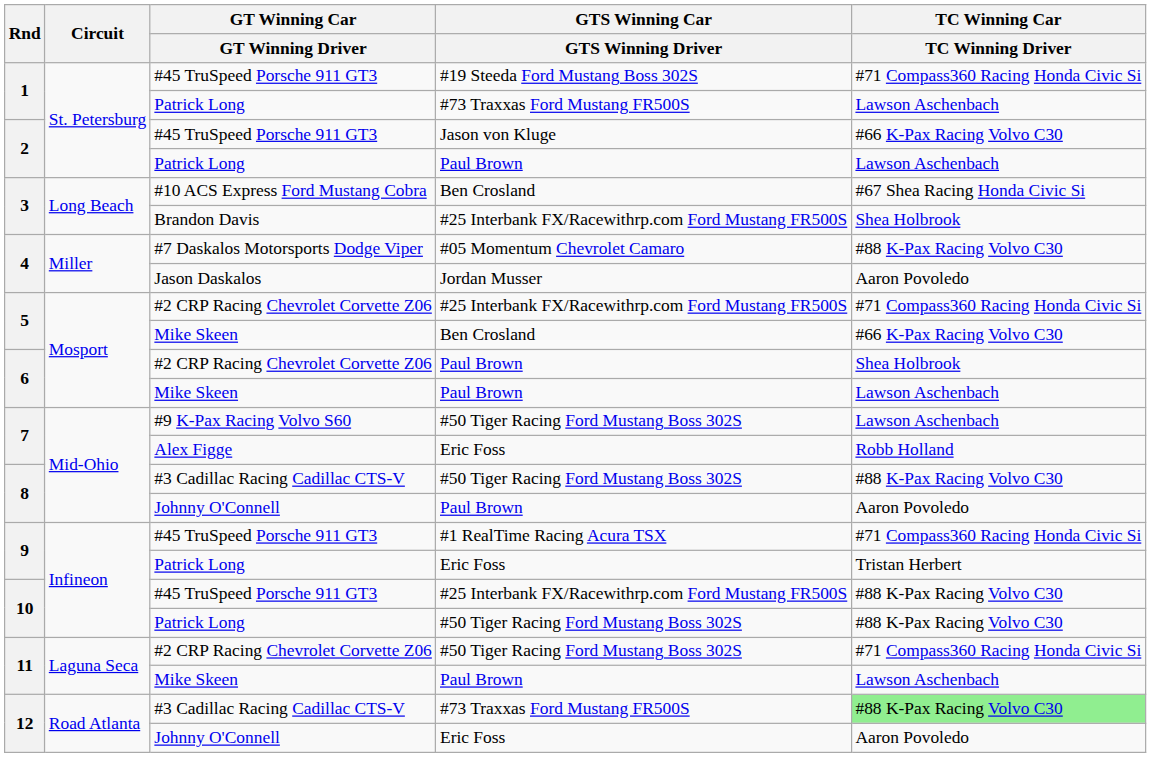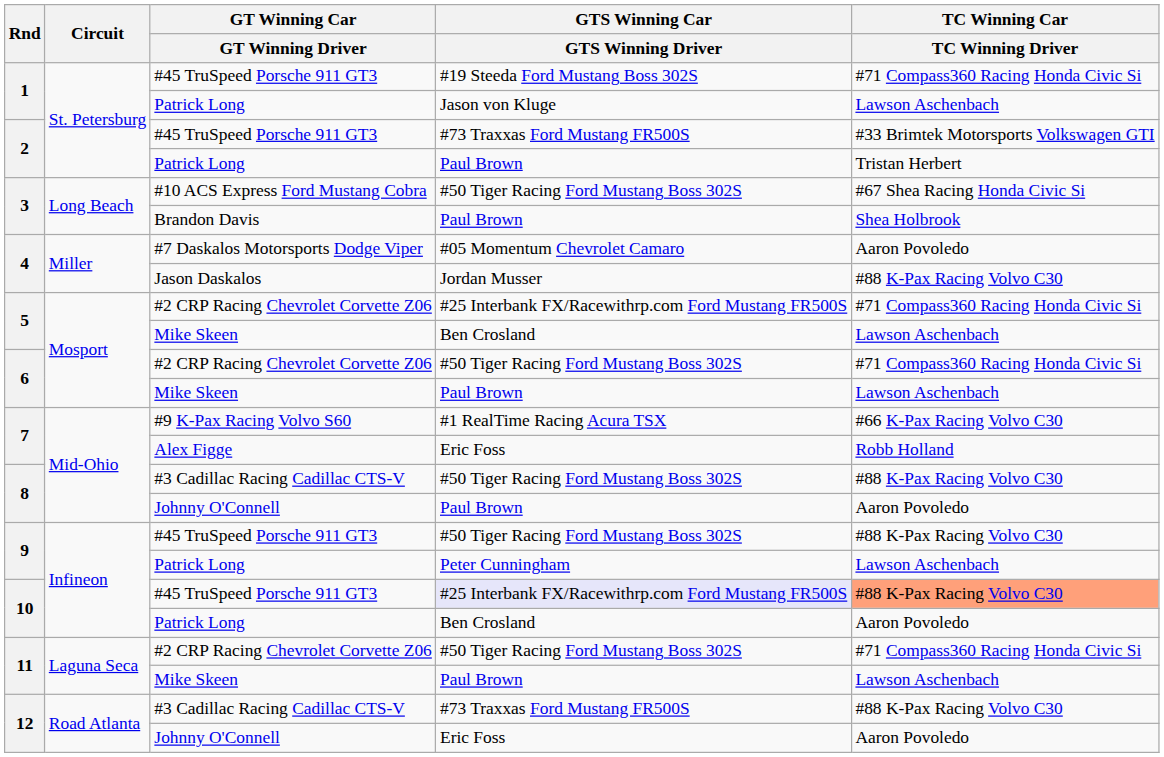(565, 105) #73 Traxxas Ford Mustang FR500S -> (498, 105) Jason von Kluge
(498, 134) Jason von Kluge -> (565, 134) #73 Traxxas Ford Mustang FR500S
(959, 134) #66 K-Pax Racing Volvo C30 -> (1005, 134) #33 Brimtek Motorsports Volkswagen GTI
(927, 162) Lawson Aschenbach -> (909, 162) Tristan Herbert
(488, 191) Ben Crosland -> (591, 191) #50 Tiger Racing Ford Mustang Boss 302S
(644, 220) #25 Interbank FX/Racewithrp.com Ford Mustang FR500S -> (481, 220) Paul Brown
(959, 249) #88 K-Pax Racing Volvo C30 -> (912, 249) Aaron Povoledo
(912, 277) Aaron Povoledo -> (959, 277) #88 K-Pax Racing Volvo C30
(959, 335) #66 K-Pax Racing Volvo C30 -> (927, 335) Lawson Aschenbach
(481, 364) Paul Brown -> (591, 364) #50 Tiger Racing Ford Mustang Boss 302S
(908, 364) Shea Holbrook -> (998, 364) #71 Compass360 Racing Honda Civic Si
(591, 421) #50 Tiger Racing Ford Mustang Boss 302S -> (553, 421) #1 RealTime Racing Acura TSX
(927, 421) Lawson Aschenbach -> (959, 421) #66 K-Pax Racing Volvo C30
(553, 536) #1 RealTime Racing Acura TSX -> (591, 536) #50 Tiger Racing Ford Mustang Boss 302S
(998, 536) #71 Compass360 Racing Honda Civic Si -> (959, 536) #88 K-Pax Racing Volvo C30
(473, 565) Eric Foss -> (505, 565) Peter Cunningham
(909, 565) Tristan Herbert -> (927, 565) Lawson Aschenbach
(644, 594) no background -> (644, 594) lavender background
(959, 594) no background -> (959, 594) lightsalmon background
(591, 622) #50 Tiger Racing Ford Mustang Boss 302S -> (488, 622) Ben Crosland
(959, 622) #88 K-Pax Racing Volvo C30 -> (912, 622) Aaron Povoledo
(959, 708) lightgreen background -> (959, 708) no background
